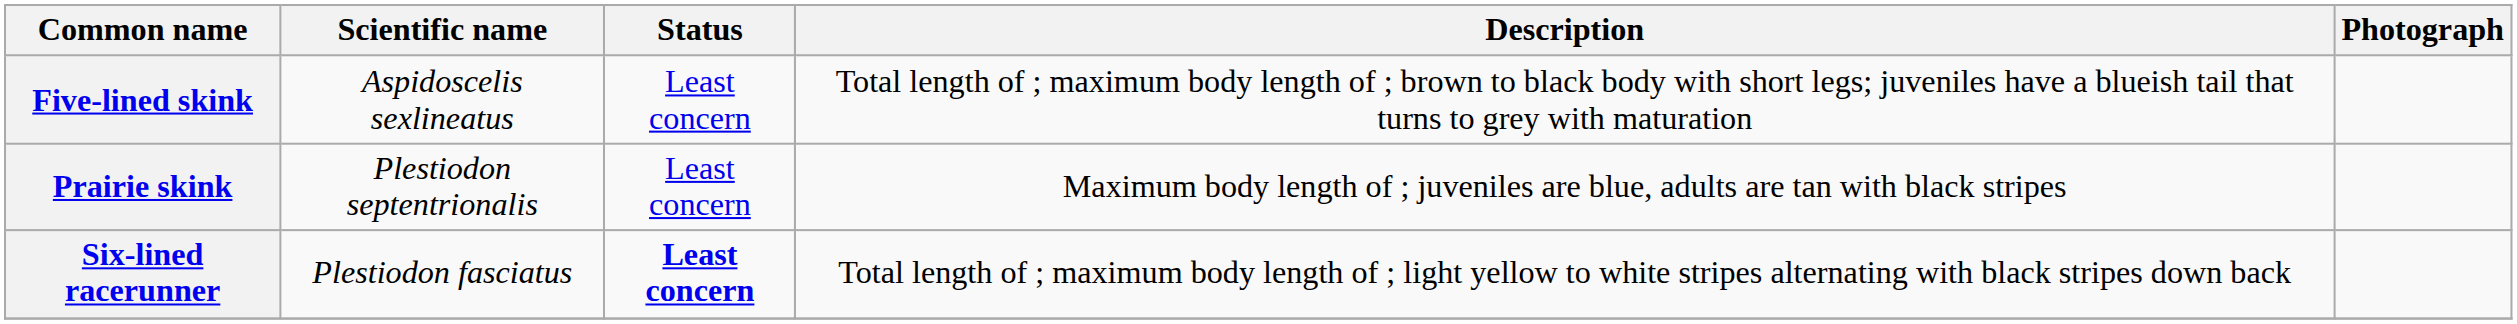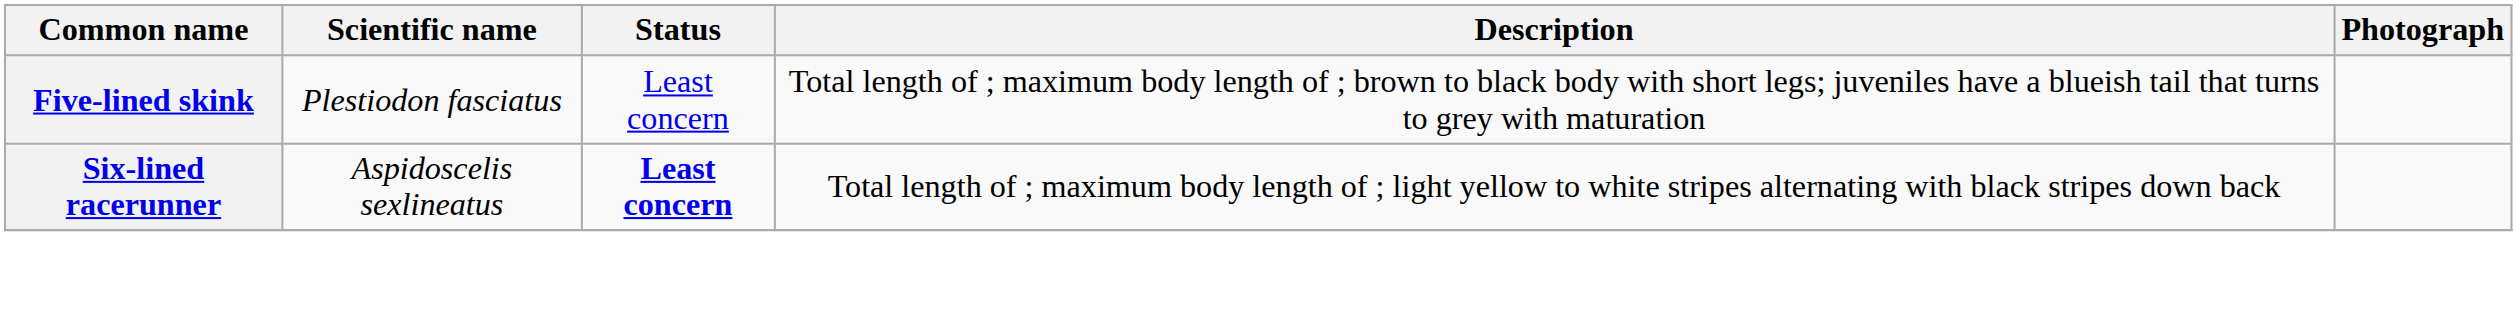(442, 99) Aspidoscelis sexlineatus -> (432, 99) Plestiodon fasciatus
- row: (143, 186)
(442, 273) Plestiodon fasciatus -> (432, 186) Aspidoscelis sexlineatus
